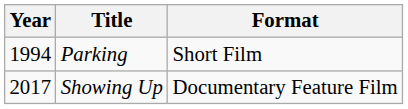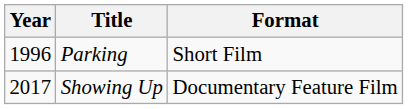(30, 53) 1994 -> (30, 53) 1996
